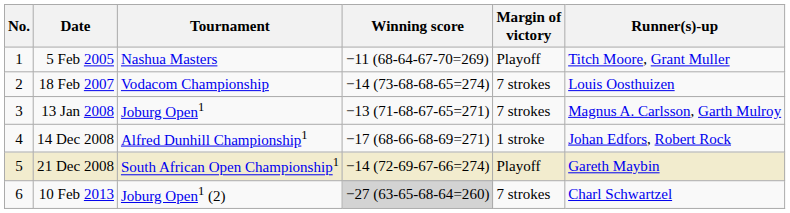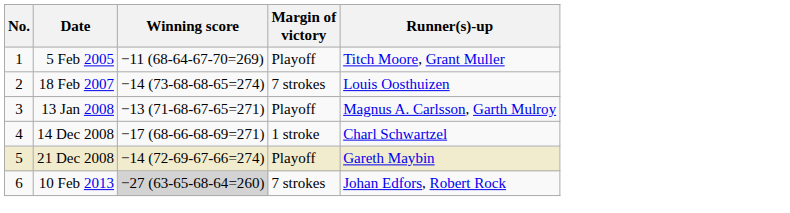- column: (230, 26)
(523, 110) 7 strokes -> (293, 109) Playoff
(650, 138) Johan Edfors, Robert Rock -> (395, 134) Charl Schwartzel
(620, 194) Charl Schwartzel -> (425, 183) Johan Edfors, Robert Rock
